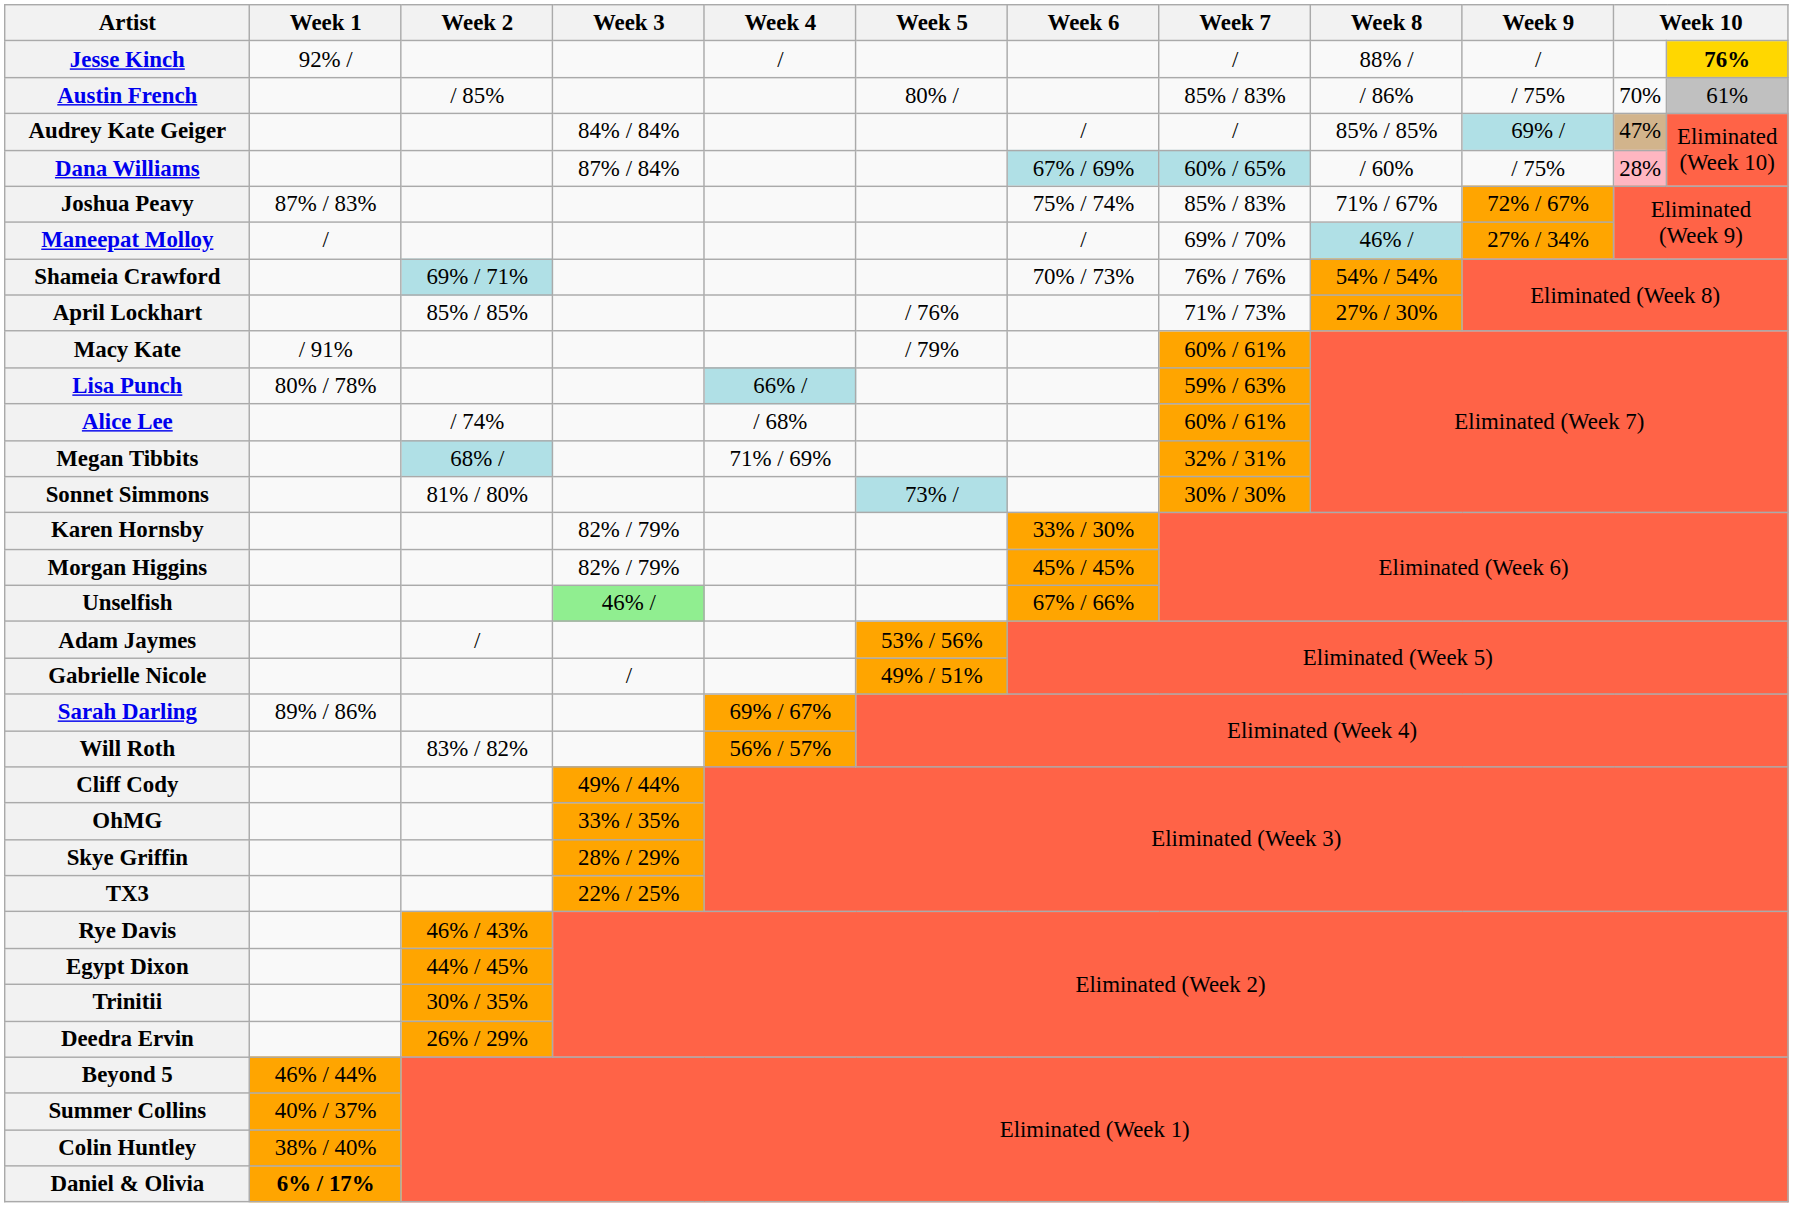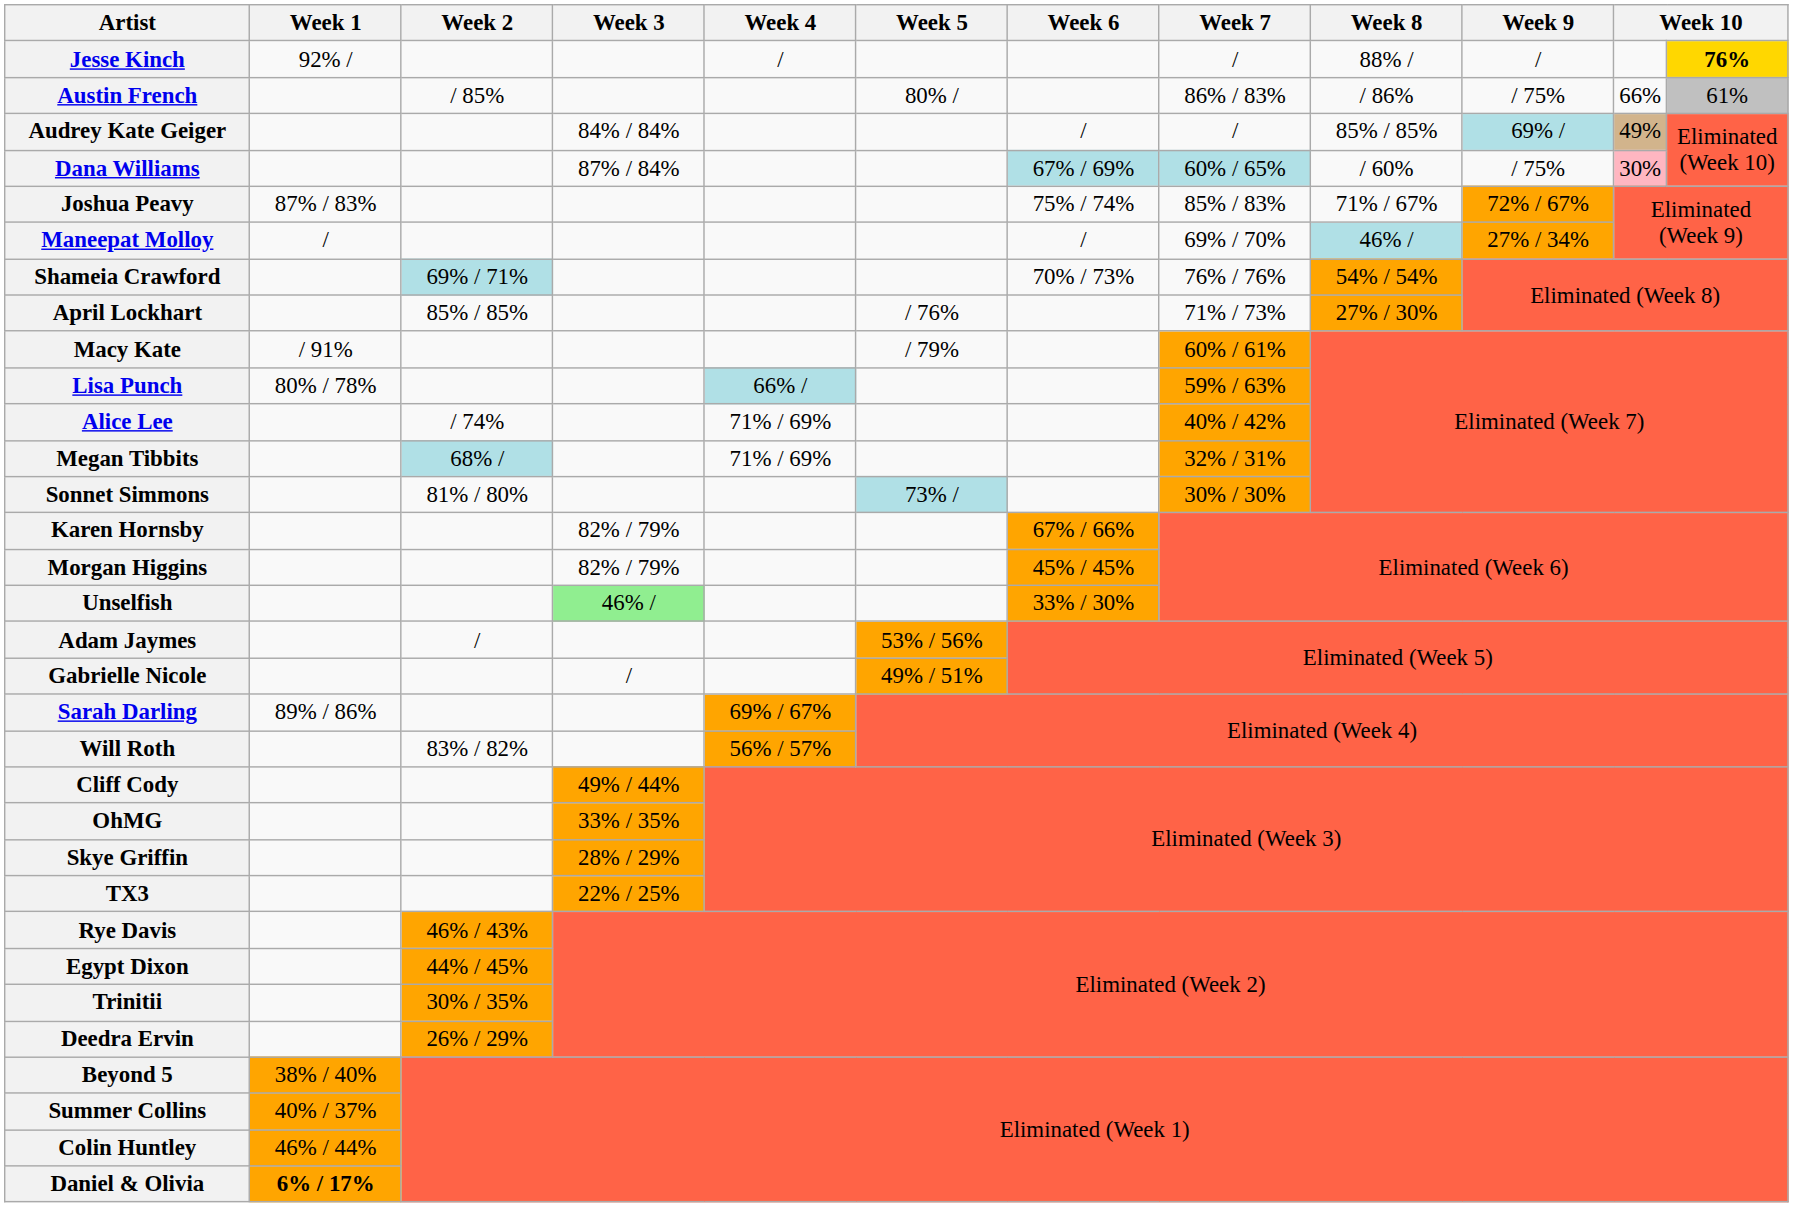(1235, 95) 85% / 83% -> (1235, 95) 86% / 83%
(1640, 95) 70% -> (1640, 95) 66%
(1640, 131) 47% -> (1640, 131) 49%
(1640, 167) 28% -> (1640, 167) 30%
(780, 421) / 68% -> (780, 421) 71% / 69%
(1235, 421) 60% / 61% -> (1235, 421) 40% / 42%
(1084, 530) 33% / 30% -> (1084, 530) 67% / 66%
(1084, 603) 67% / 66% -> (1084, 603) 33% / 30%
(326, 1074) 46% / 44% -> (326, 1074) 38% / 40%
(326, 1147) 38% / 40% -> (326, 1147) 46% / 44%
